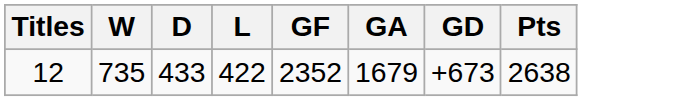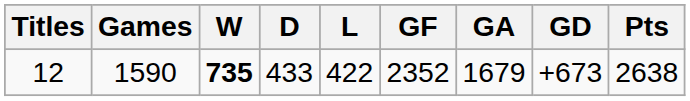+ column: (145, 26)
(122, 71) normal -> (229, 71) bold
